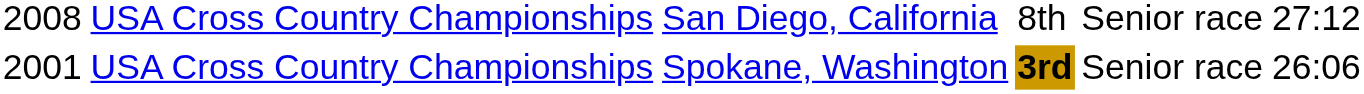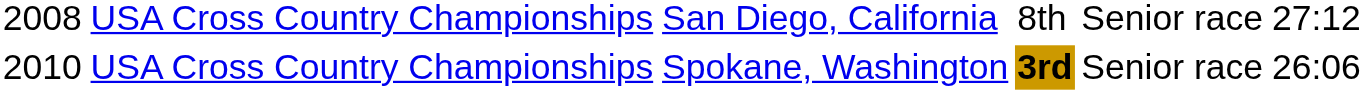(42, 66) 2001 -> (42, 66) 2010
